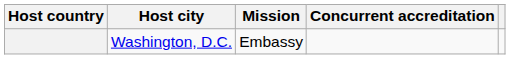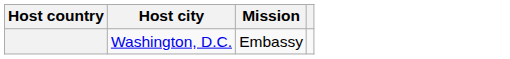- column: (402, 16)
